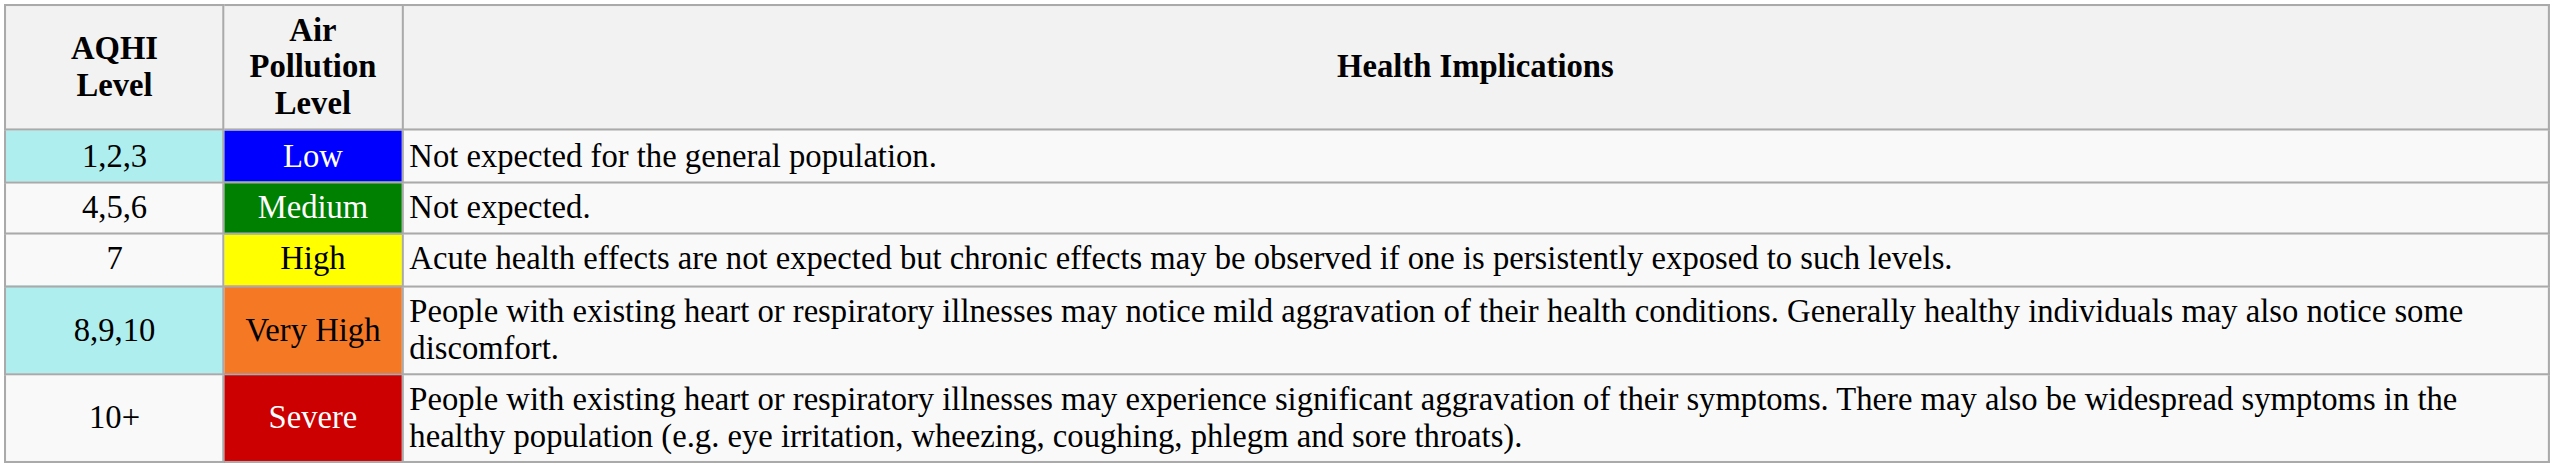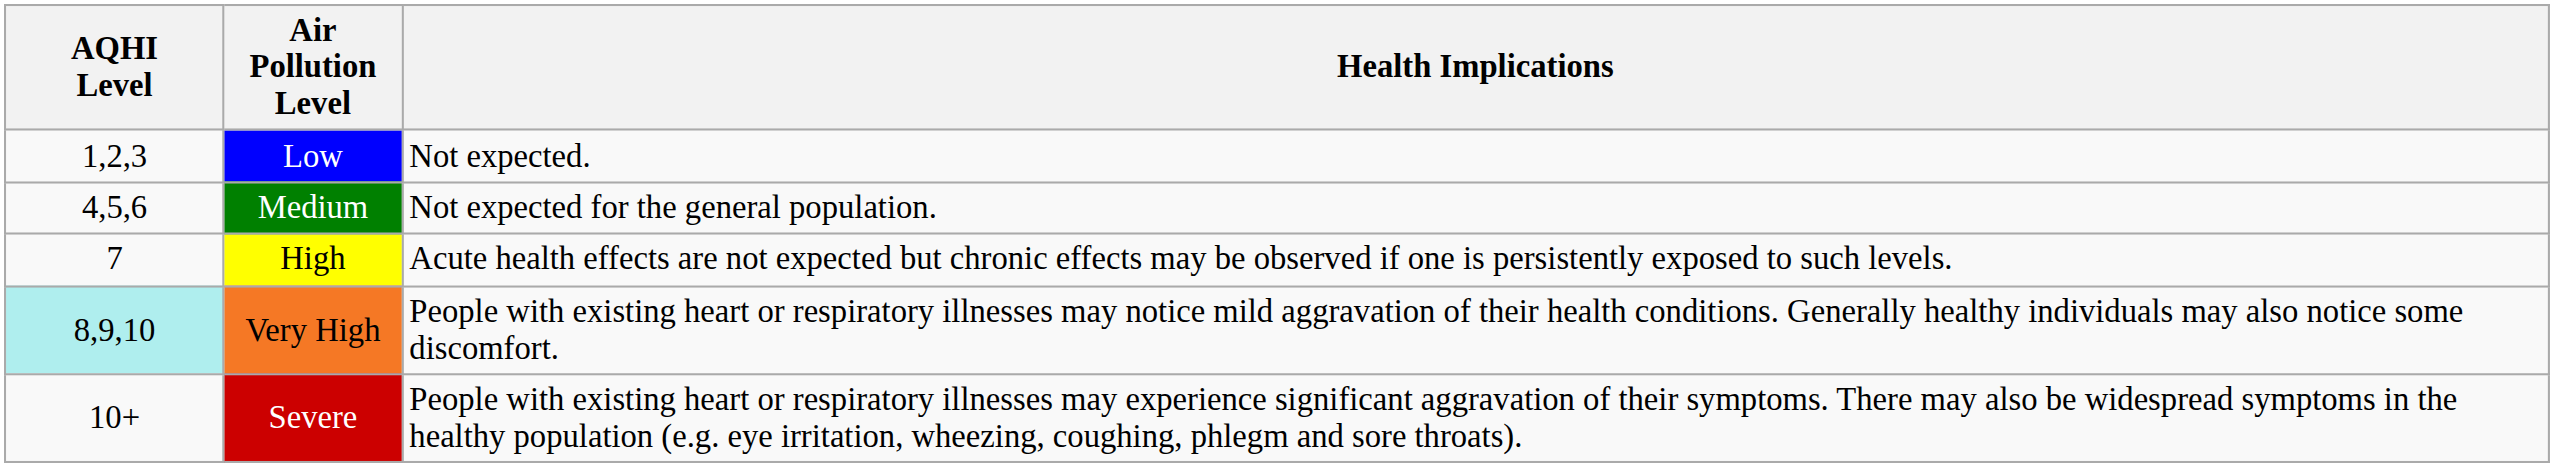(115, 155) paleturquoise background -> (115, 155) no background
(673, 155) Not expected for the general population. -> (500, 155) Not expected.
(500, 207) Not expected. -> (673, 207) Not expected for the general population.
